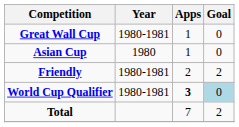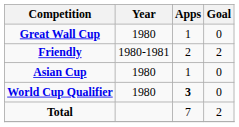(144, 34) 1980-1981 -> (144, 34) 1980
rows swapped: (60, 73) <-> (60, 53)
(144, 92) 1980-1981 -> (144, 92) 1980
(219, 92) lightblue background -> (219, 92) no background
